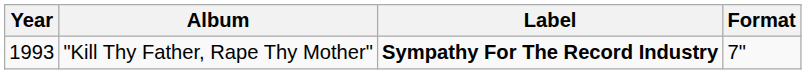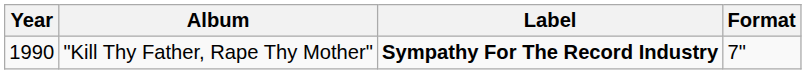(32, 52) 1993 -> (32, 52) 1990
